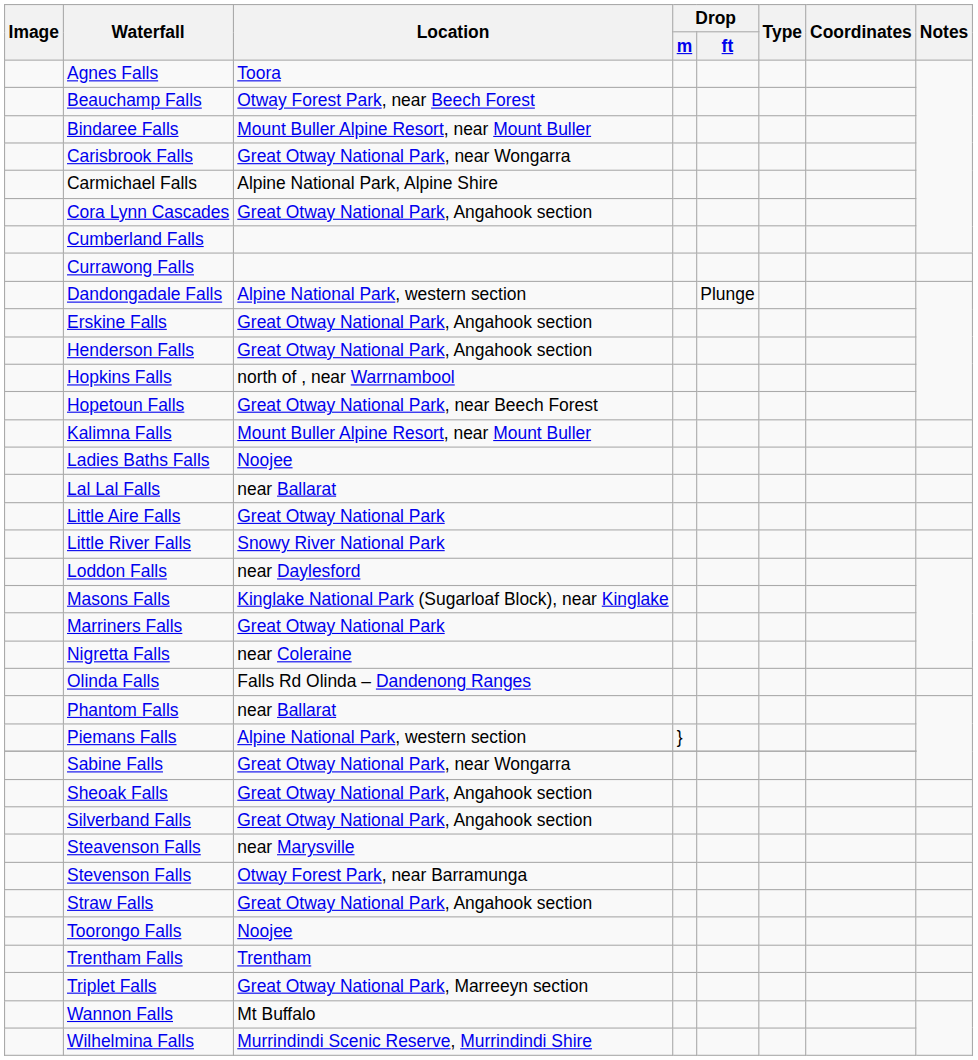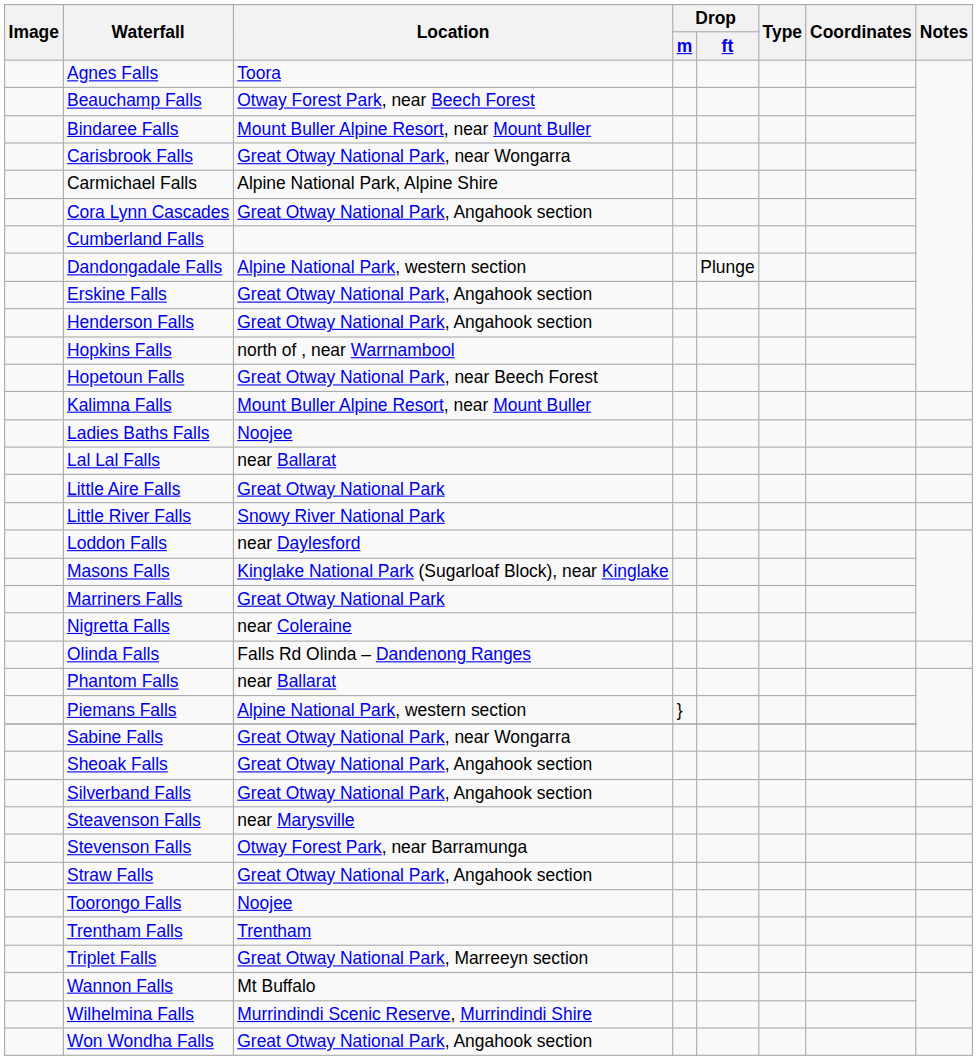- row: (130, 267)
+ row: (140, 1041)
